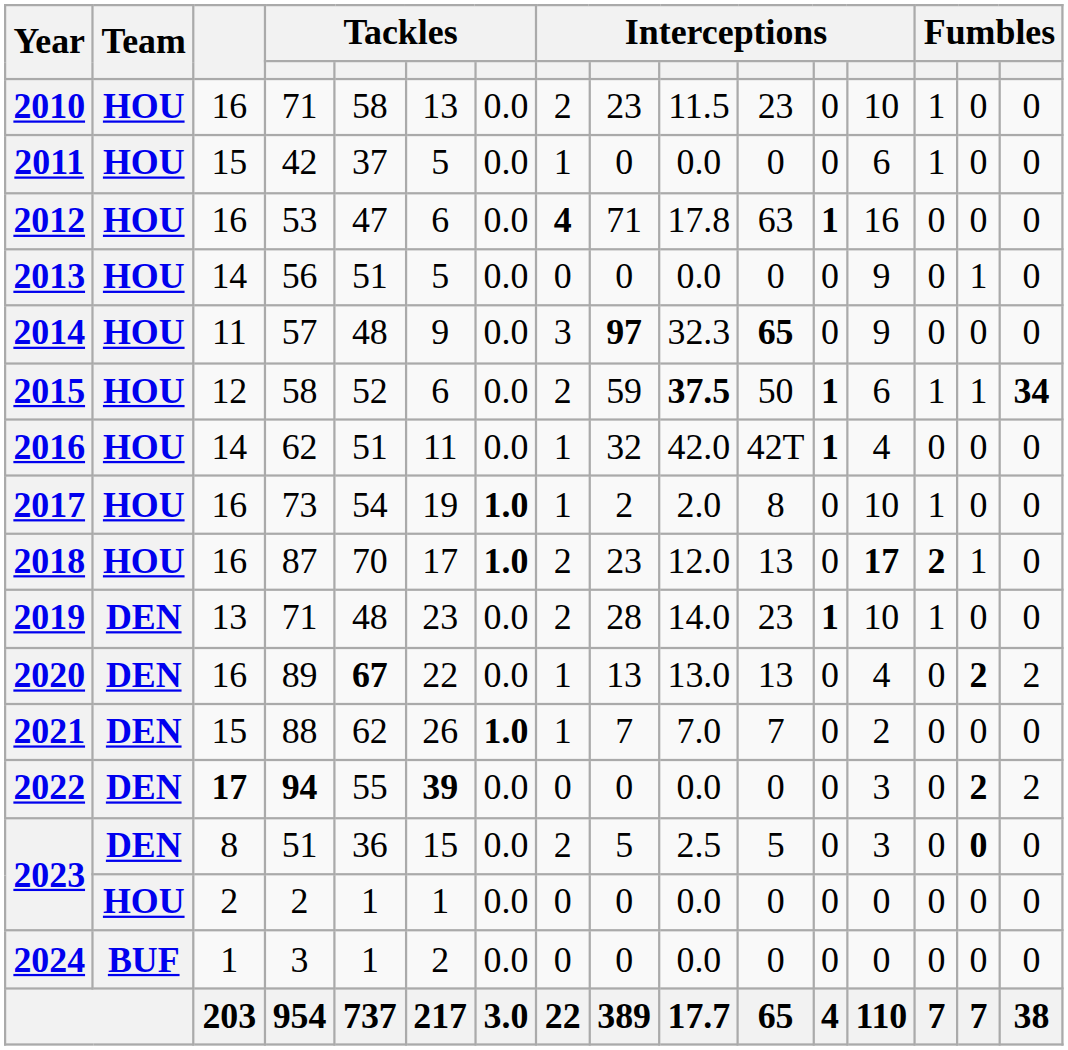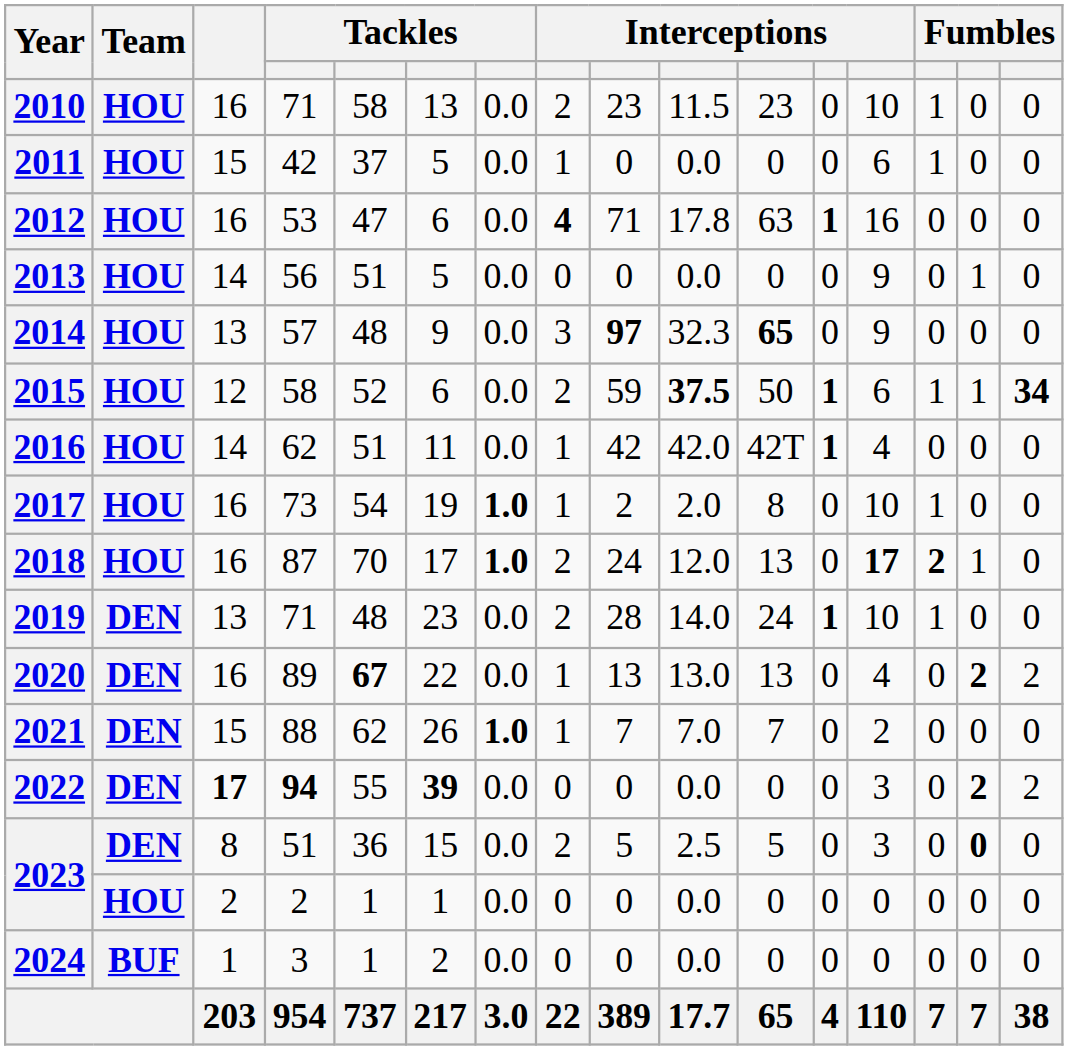(229, 333) 11 -> (229, 333) 13
(624, 447) 32 -> (624, 447) 42
(624, 560) 23 -> (624, 560) 24
(776, 617) 23 -> (776, 617) 24
